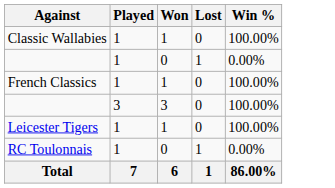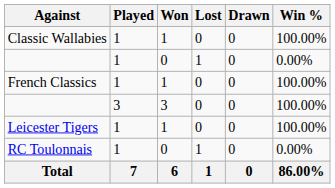+ column: (249, 15)
